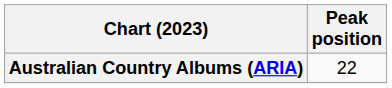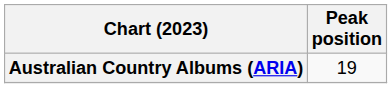(347, 67) 22 -> (347, 67) 19
